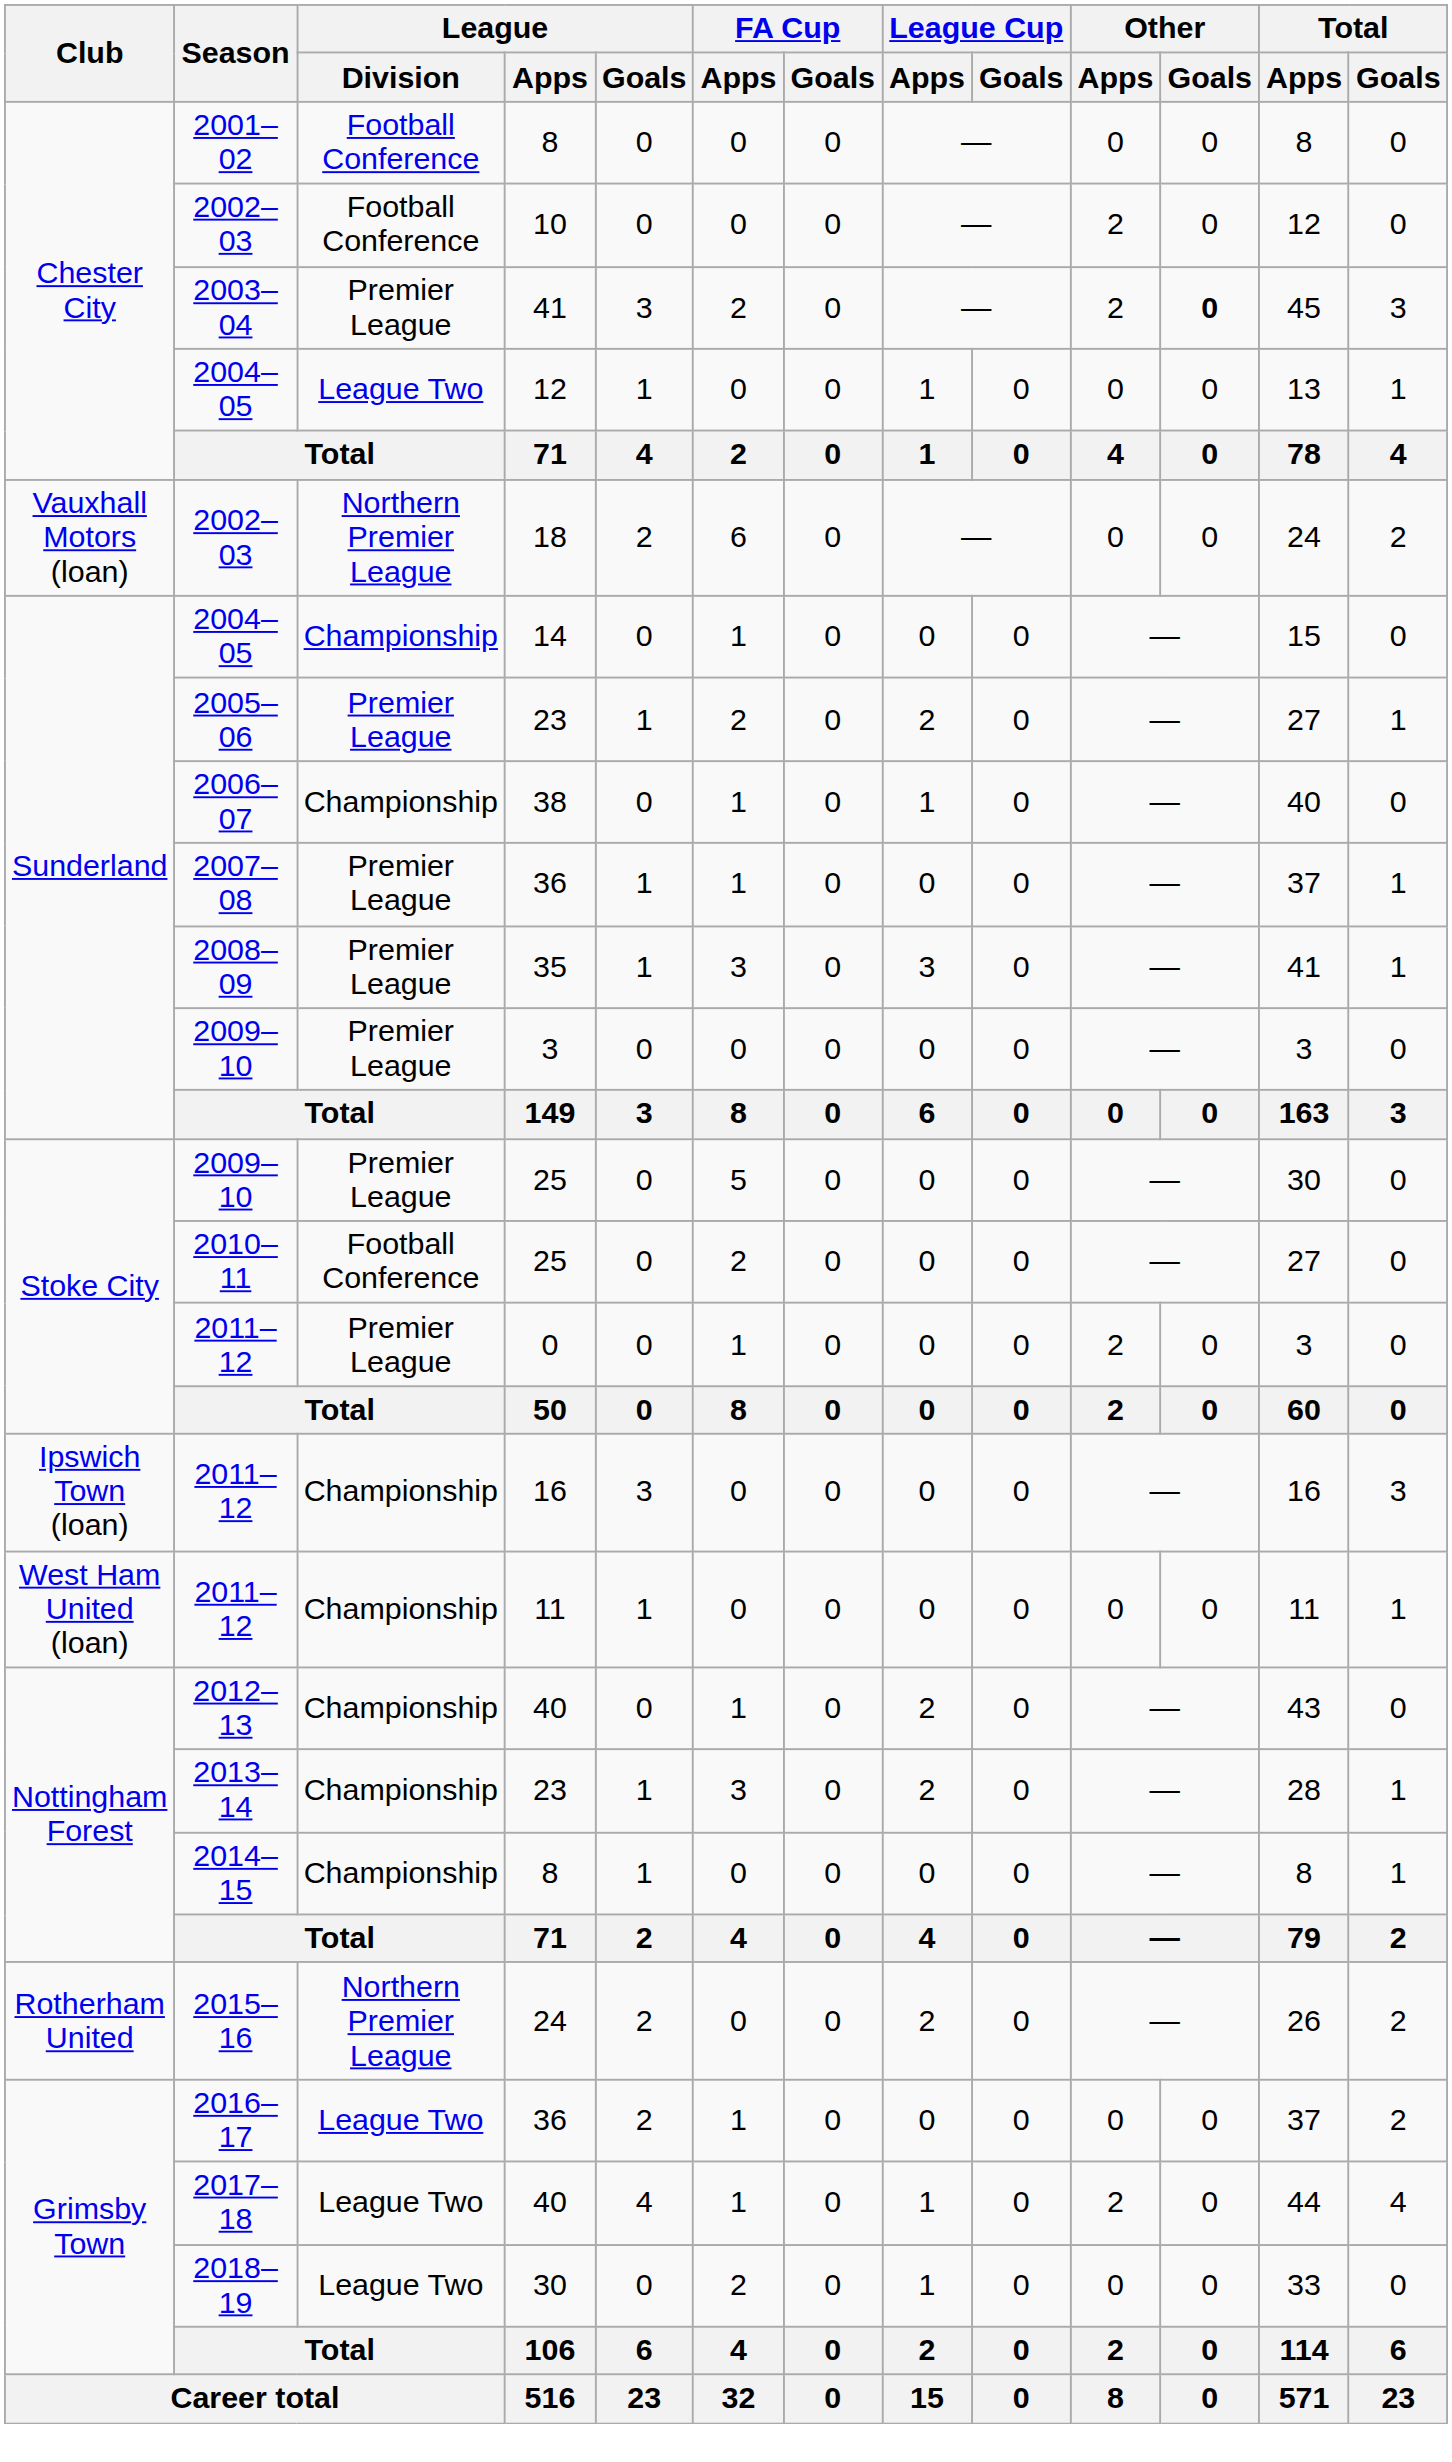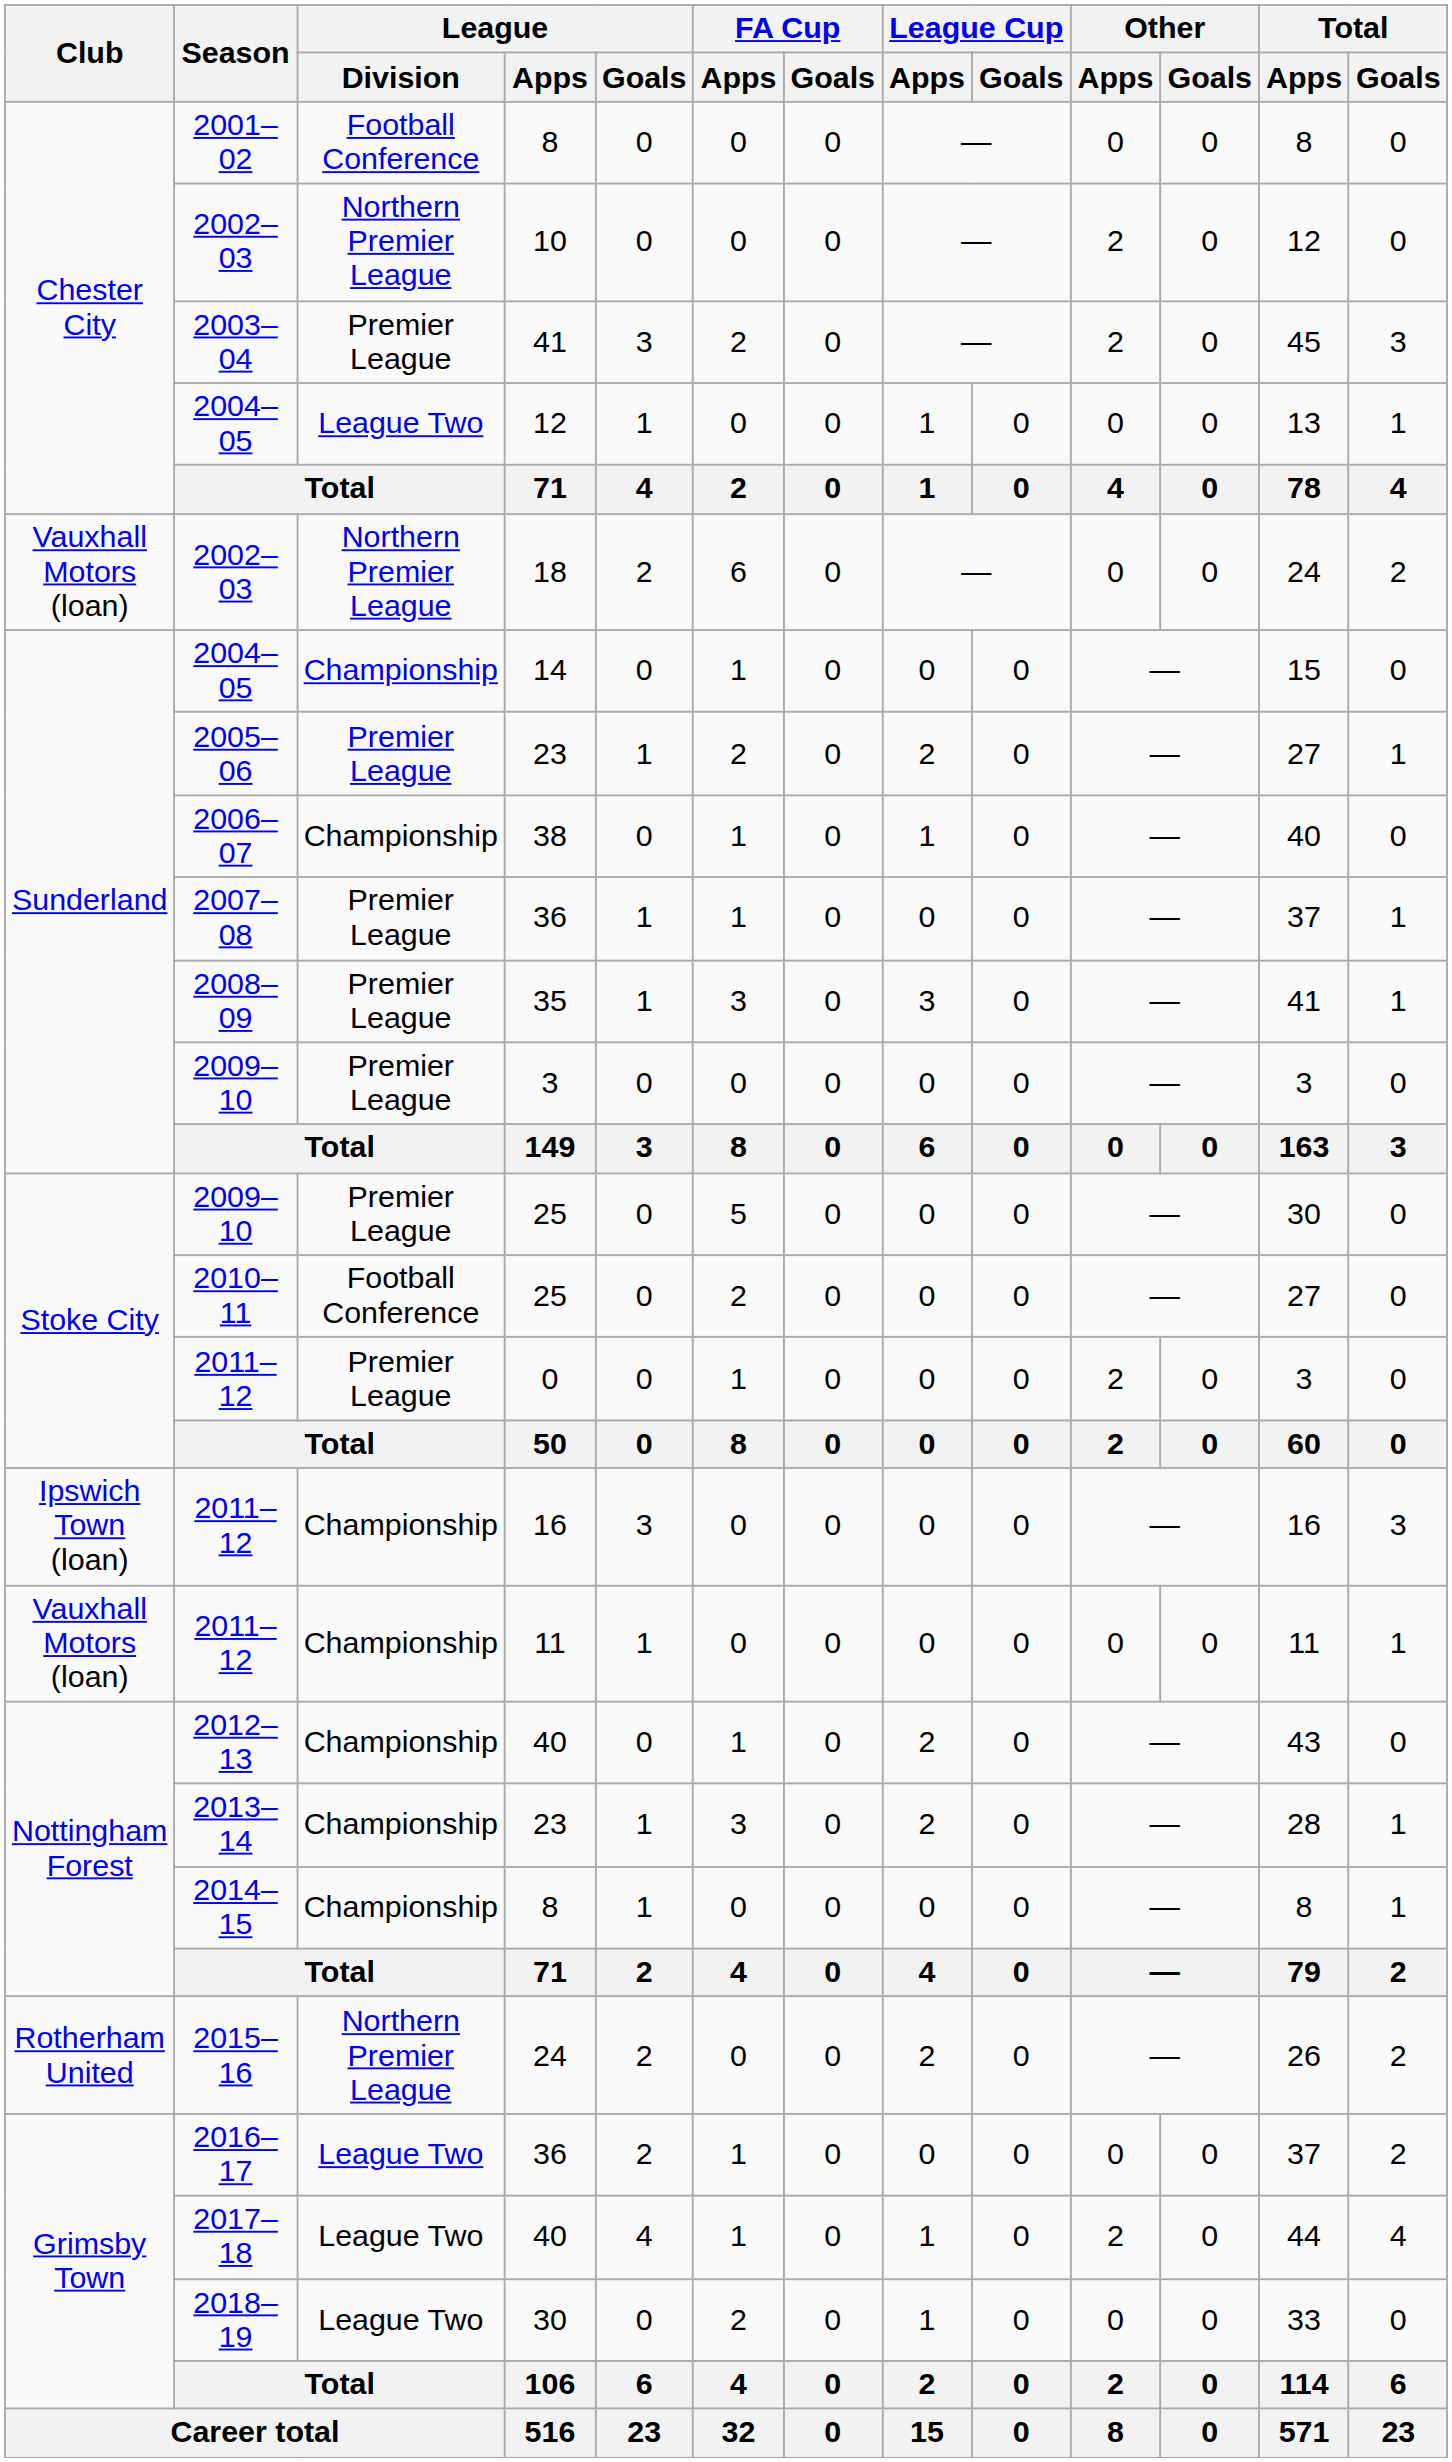(401, 224) Football Conference -> (401, 241) Northern Premier League
(1210, 306) bold -> (1210, 341) normal
(90, 1608) West Ham United (loan) -> (90, 1642) Vauxhall Motors (loan)
